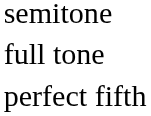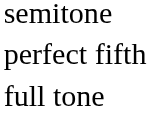rows swapped: (54, 54) <-> (79, 95)
